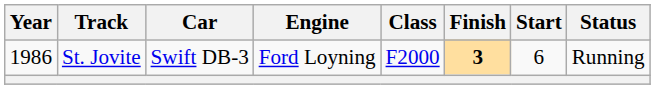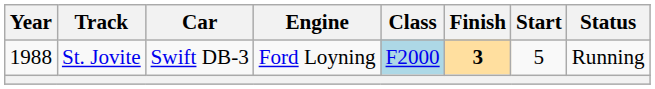(31, 57) 1986 -> (31, 57) 1988
(413, 57) no background -> (413, 57) lightblue background
(539, 57) 6 -> (539, 57) 5
